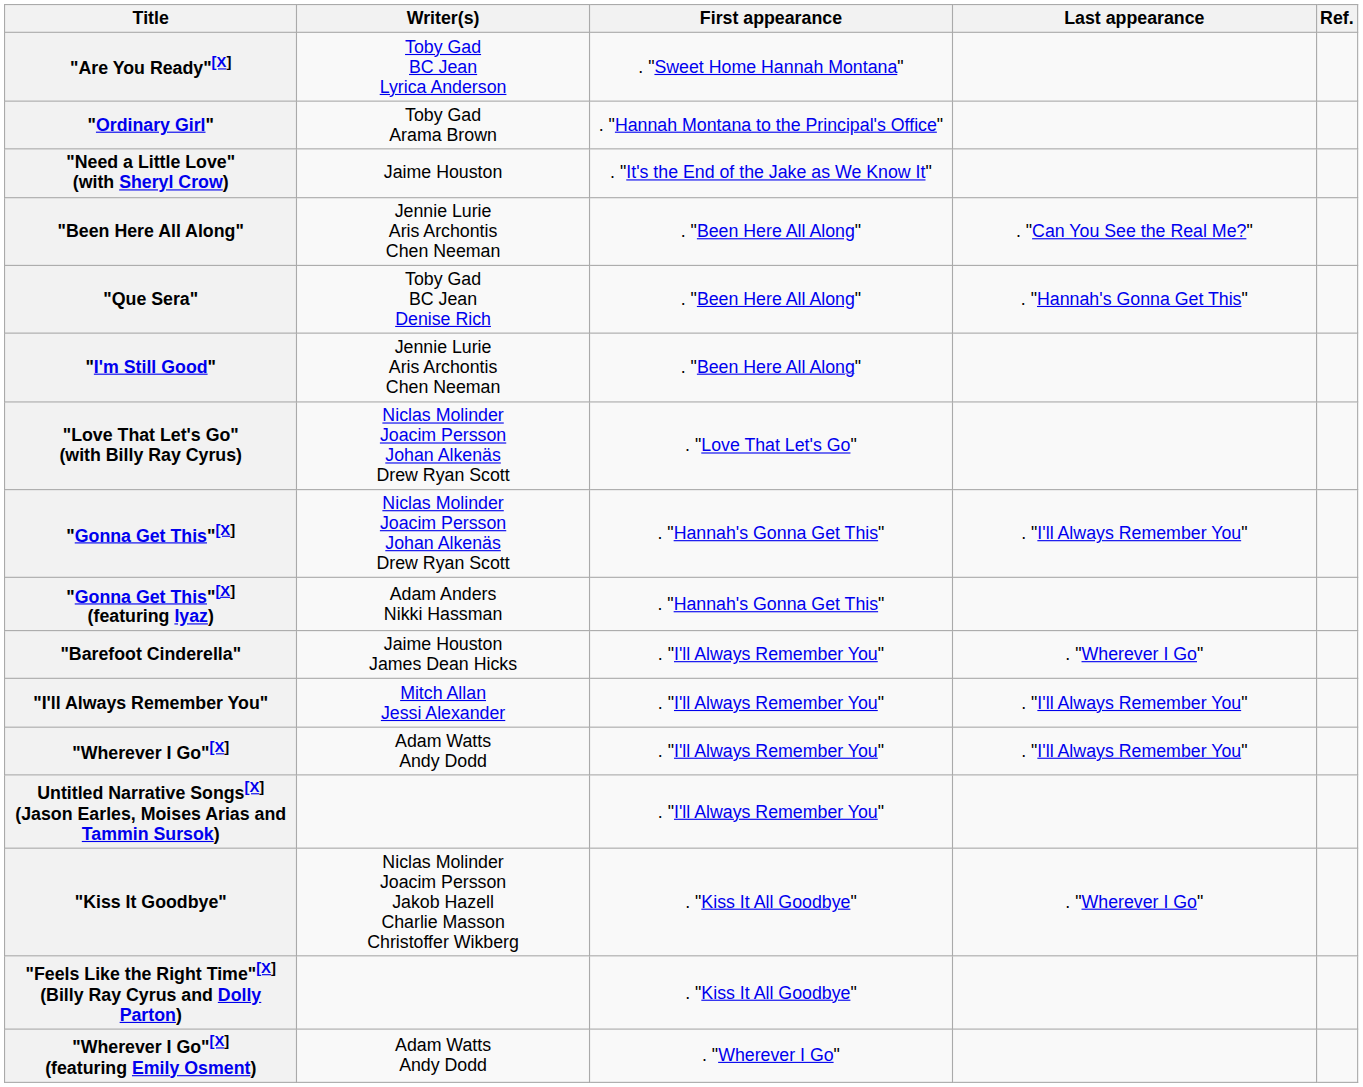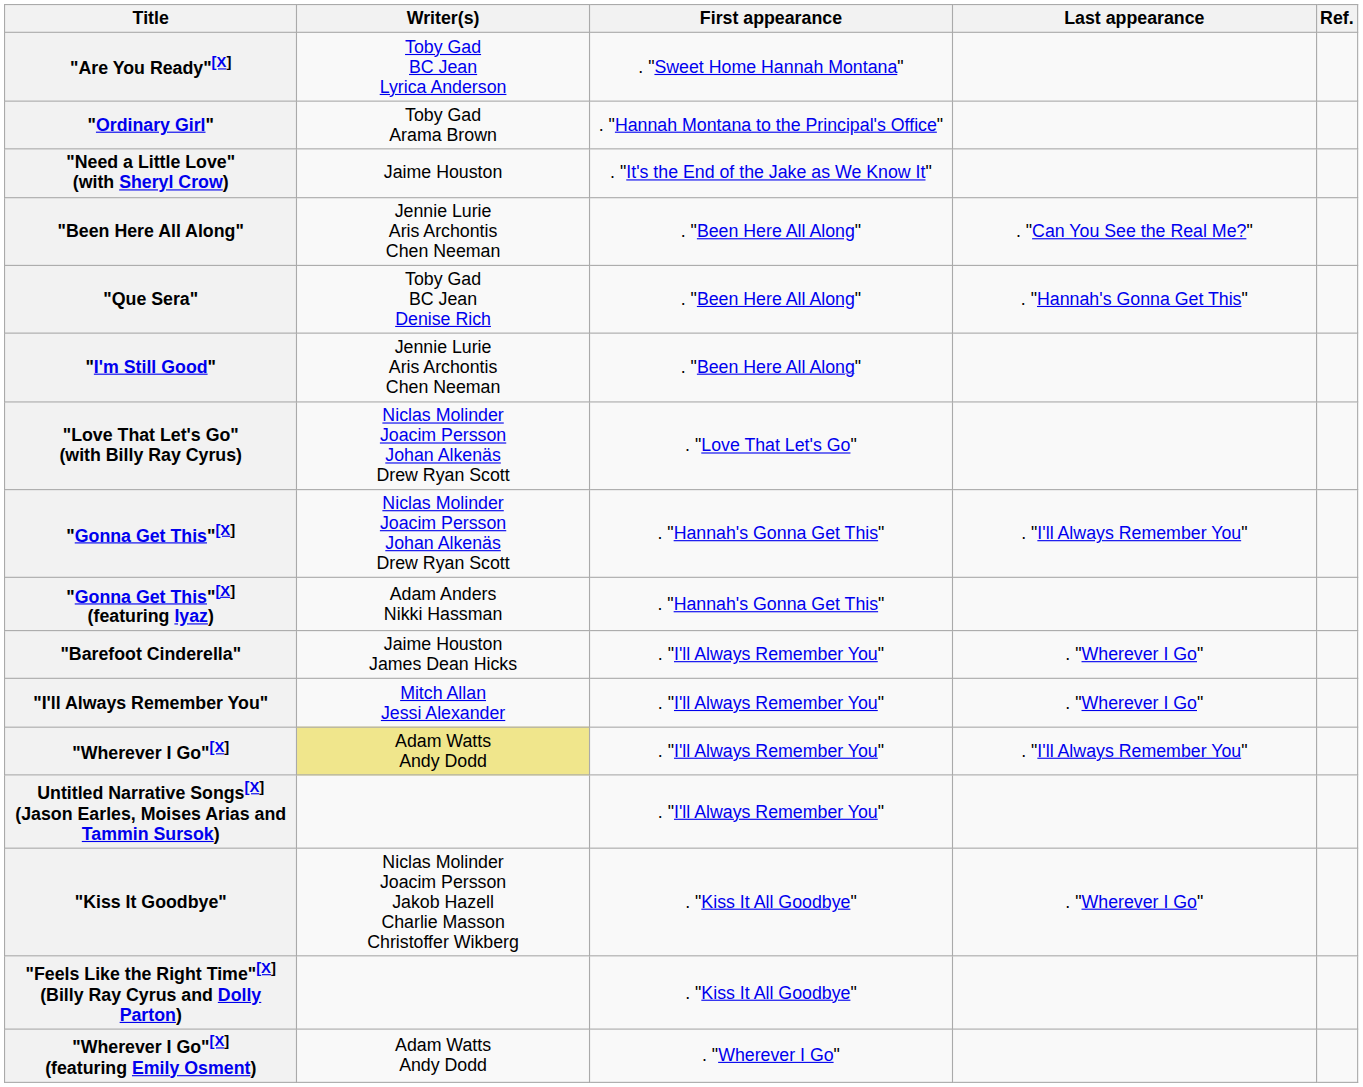(1134, 702) . "I'll Always Remember You" -> (1134, 702) . "Wherever I Go"
(443, 750) no background -> (443, 750) khaki background
